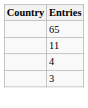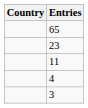+ row: (54, 45)
